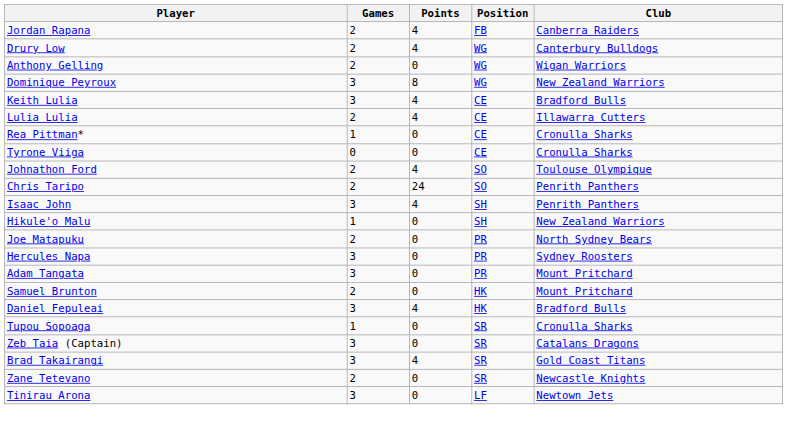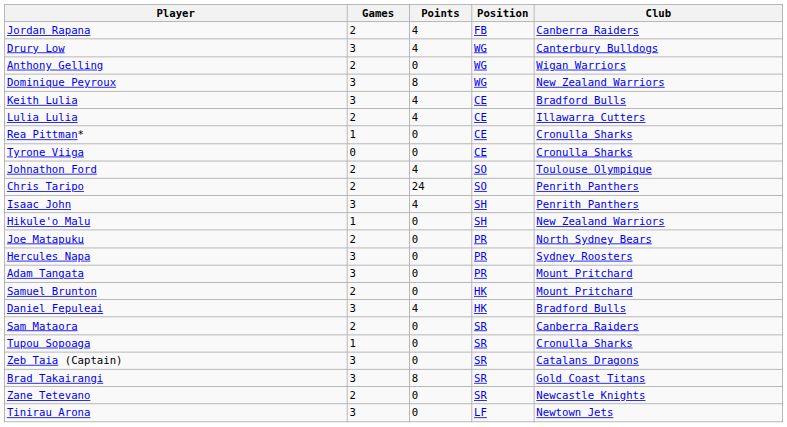(353, 48) 2 -> (353, 48) 3
+ row: (42, 326)
(415, 361) 4 -> (415, 378) 8
